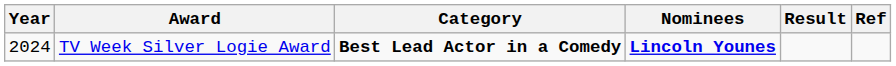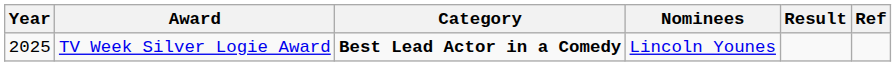(30, 47) 2024 -> (30, 47) 2025
(703, 47) bold -> (703, 47) normal
